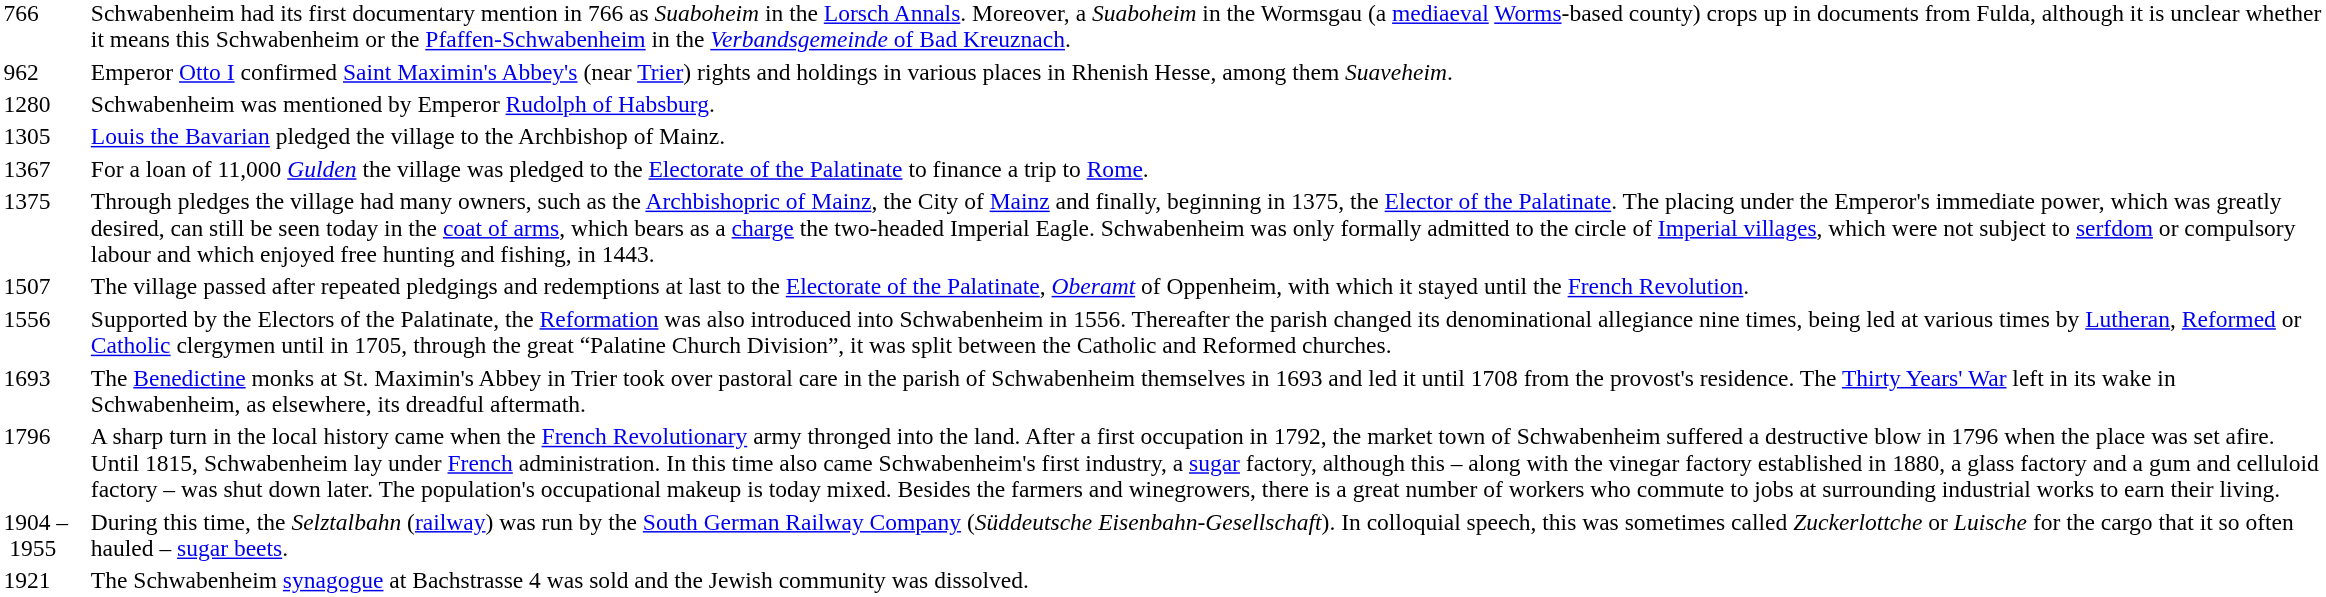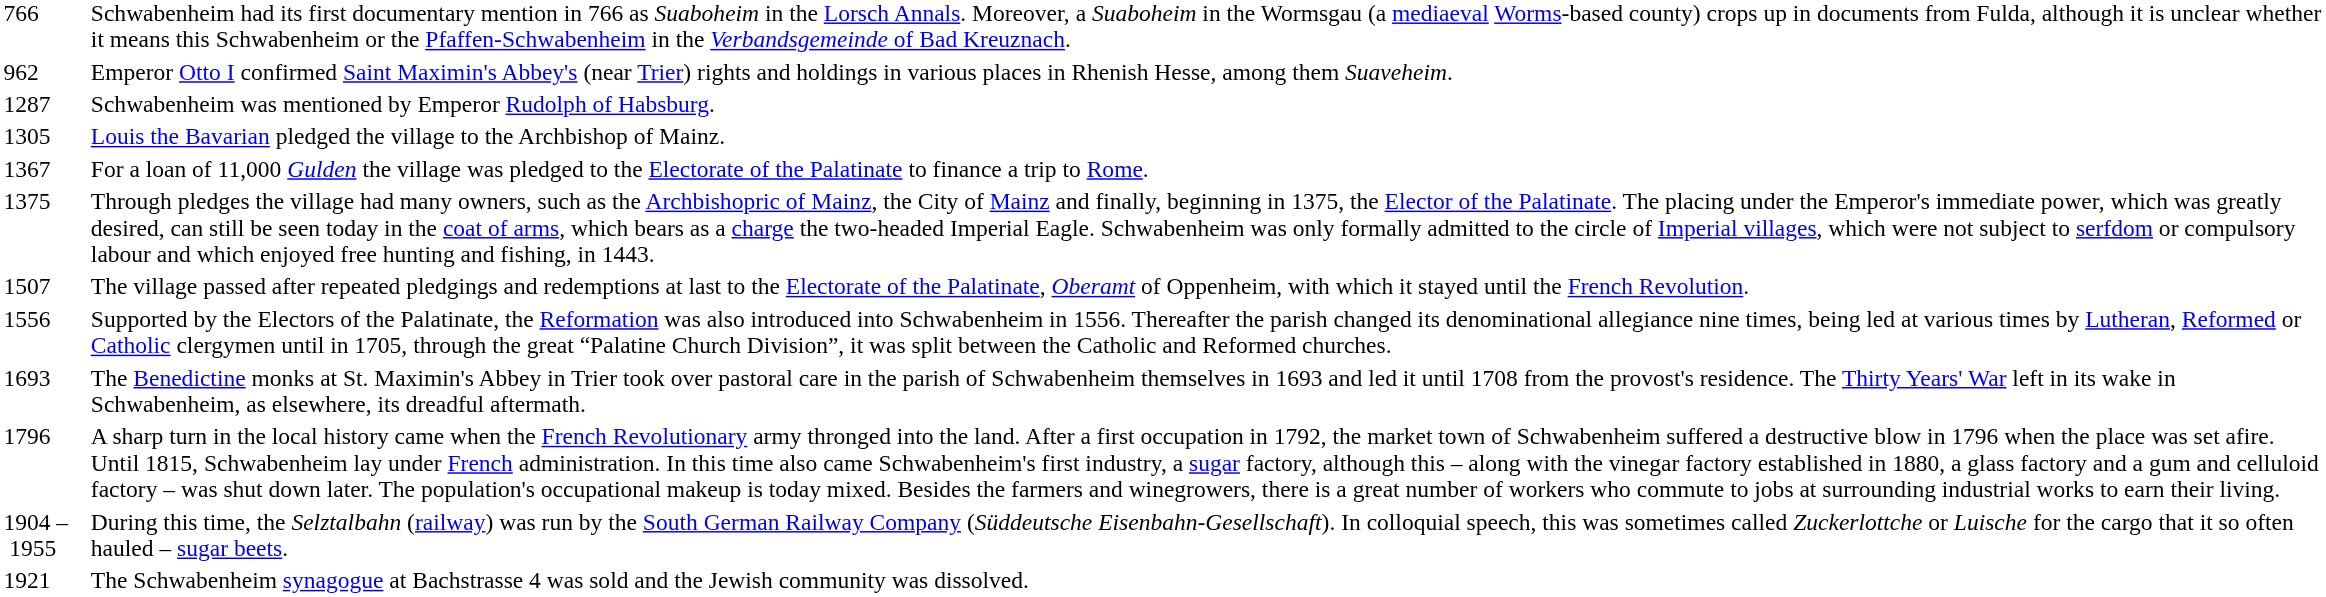(27, 104) 1280 -> (27, 104) 1287
